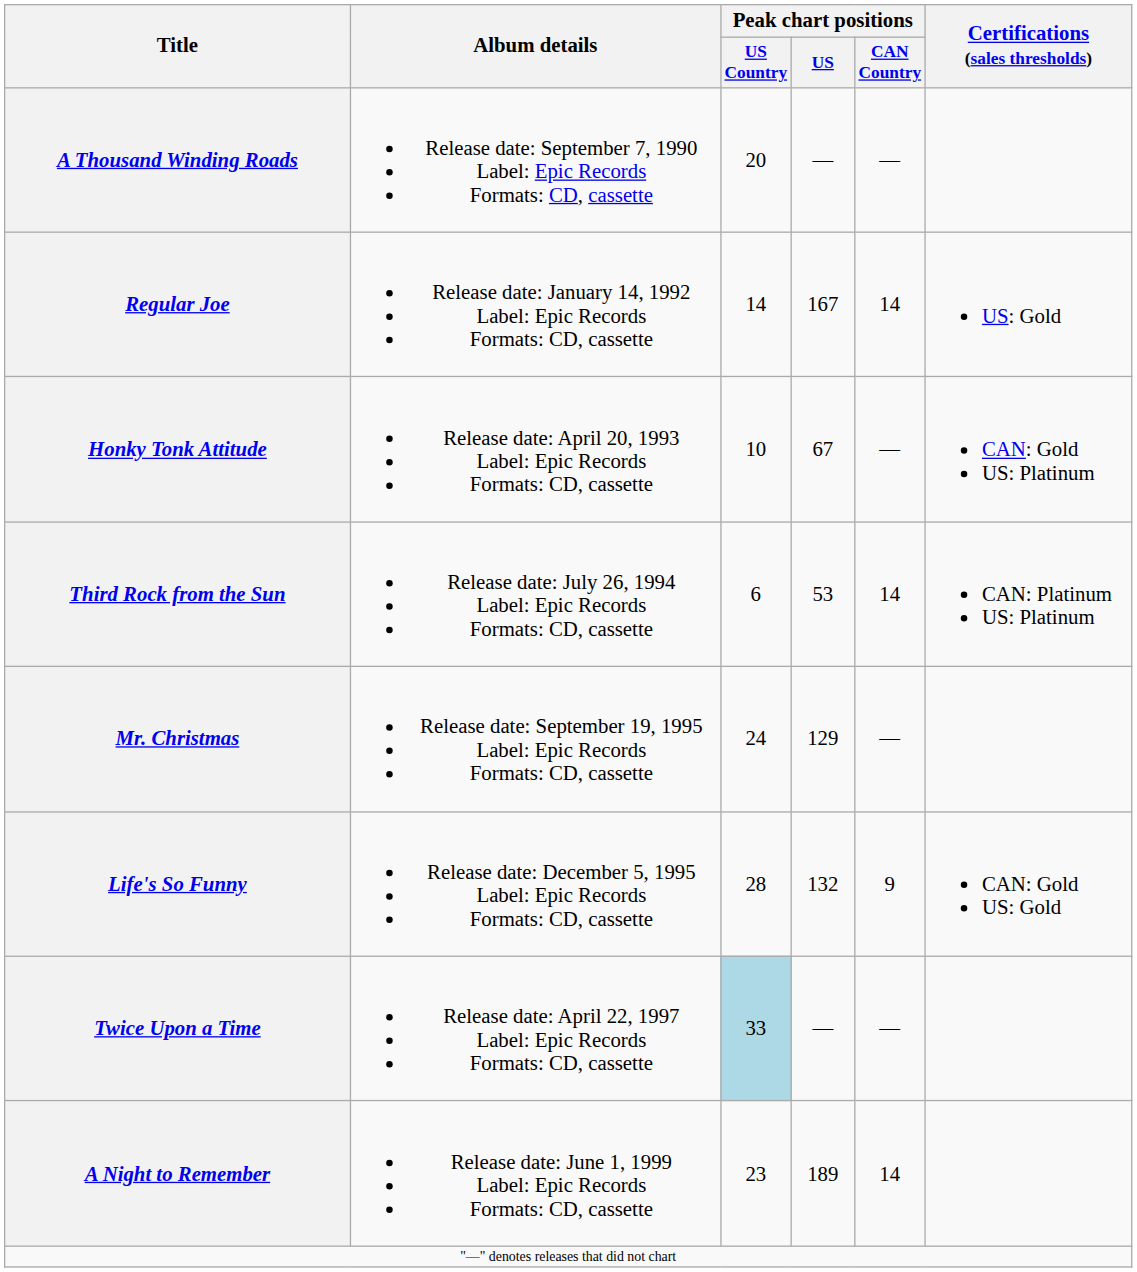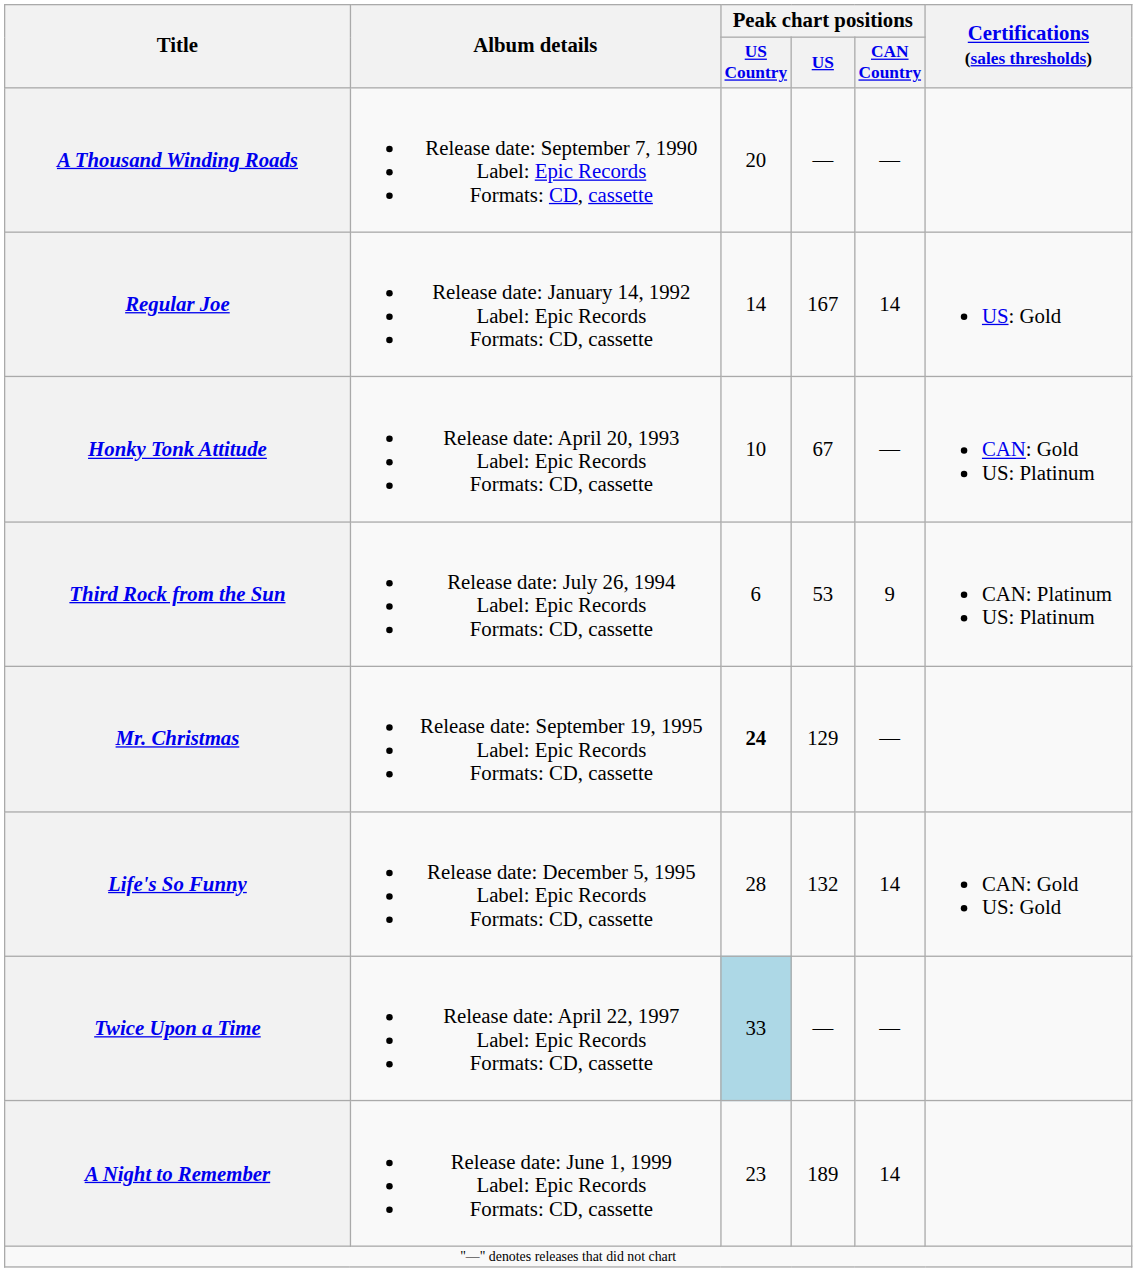(890, 594) 14 -> (890, 594) 9
(756, 738) normal -> (756, 738) bold
(890, 883) 9 -> (890, 883) 14
